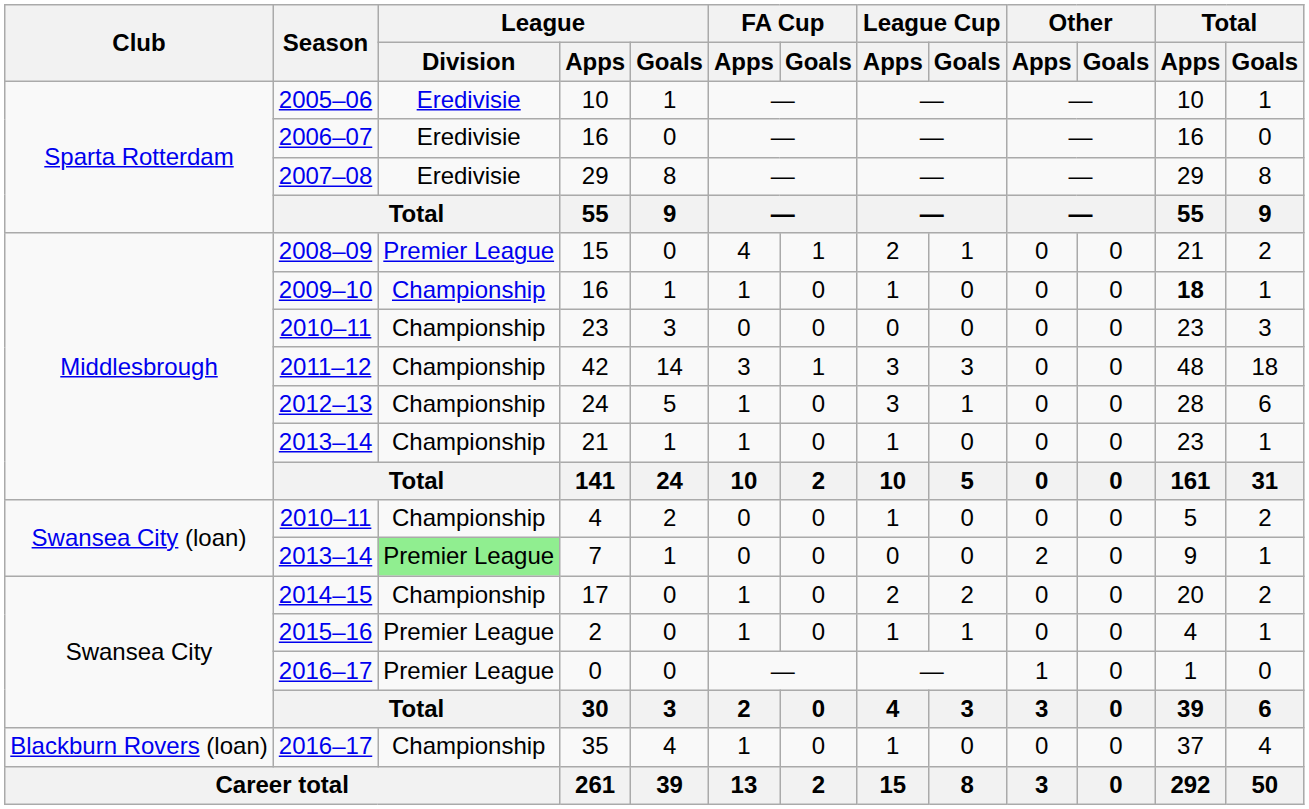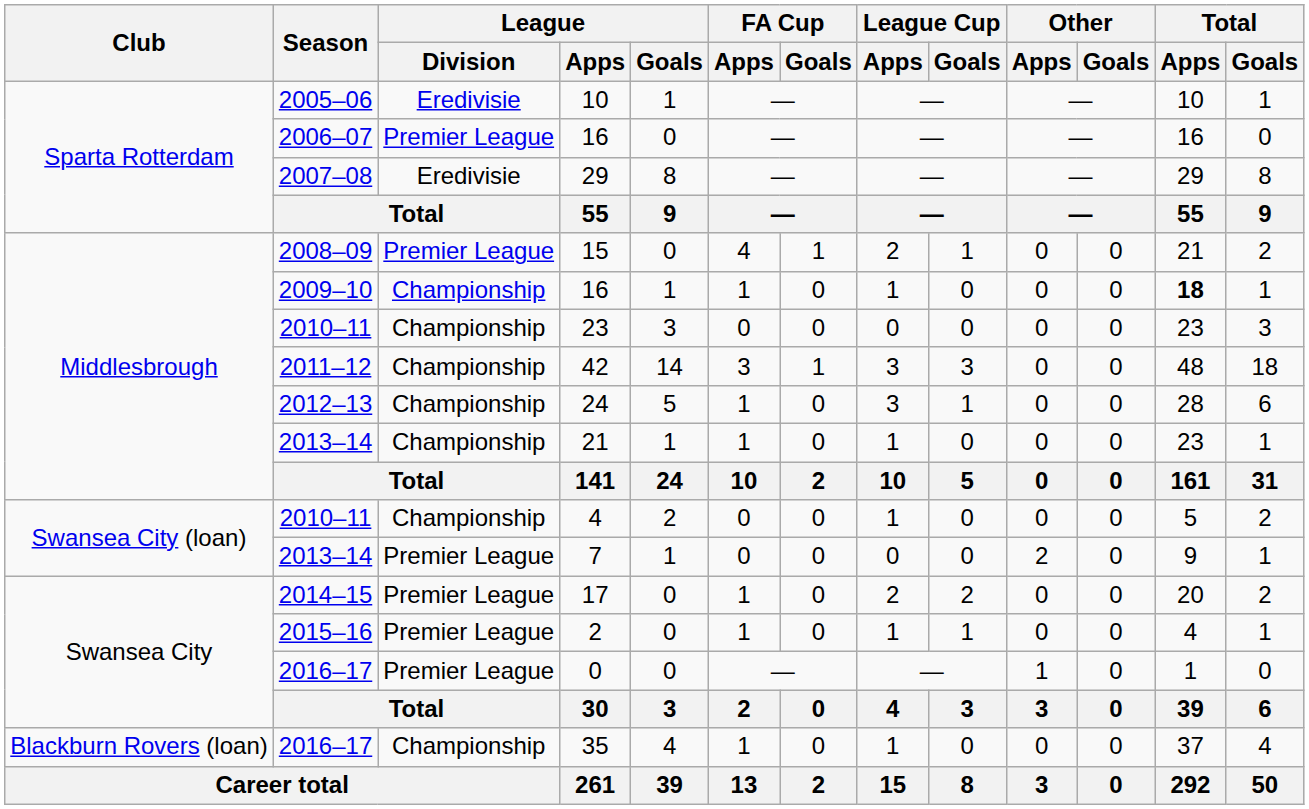(469, 137) Eredivisie -> (469, 137) Premier League
(469, 556) lightgreen background -> (469, 556) no background
(469, 594) Championship -> (469, 594) Premier League
